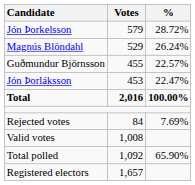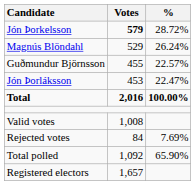(135, 30) normal -> (135, 30) bold
rows swapped: (31, 138) <-> (38, 121)
